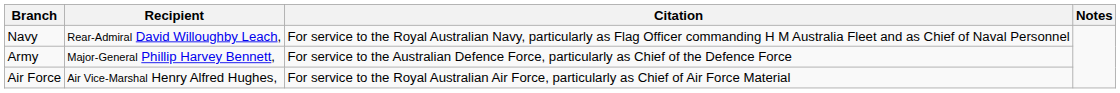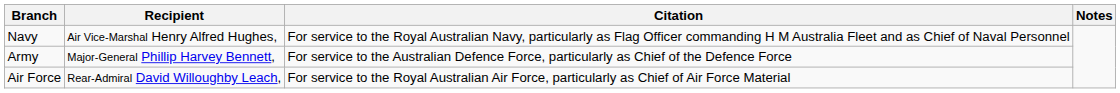(174, 36) Rear-Admiral David Willoughby Leach, -> (172, 36) Air Vice-Marshal Henry Alfred Hughes,
(172, 78) Air Vice-Marshal Henry Alfred Hughes, -> (174, 78) Rear-Admiral David Willoughby Leach,
